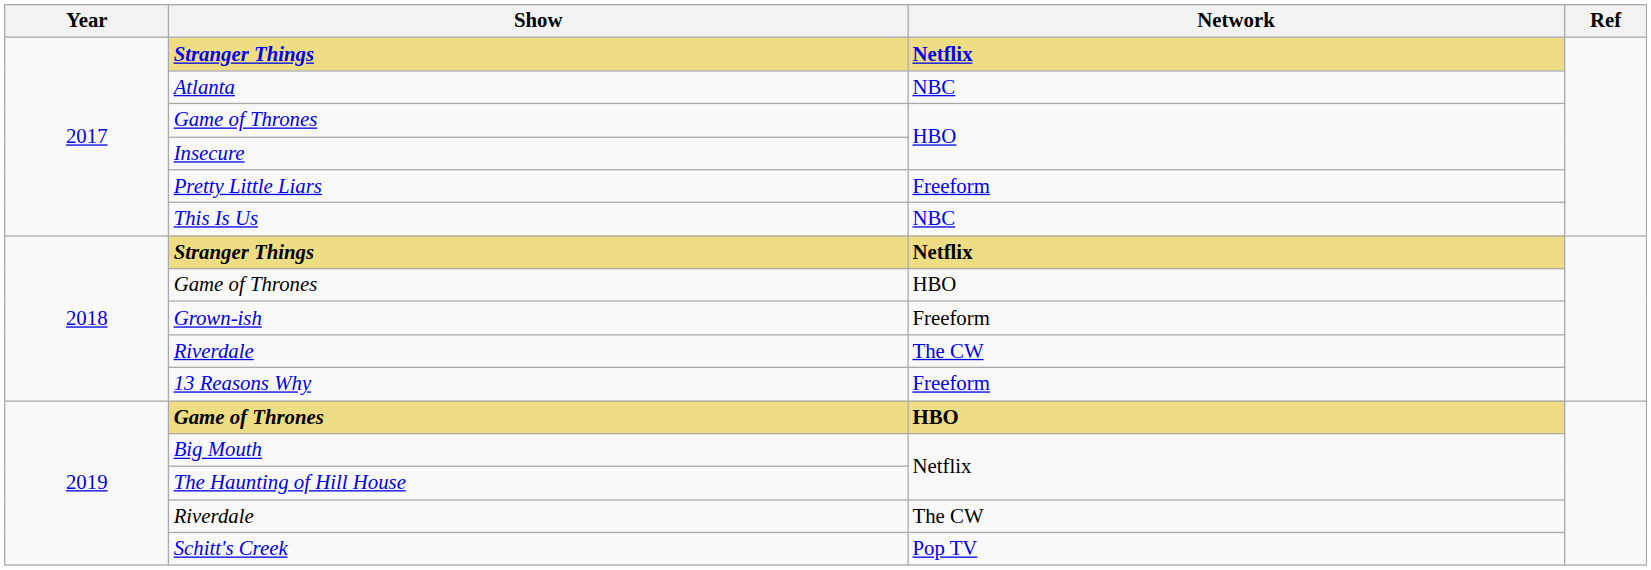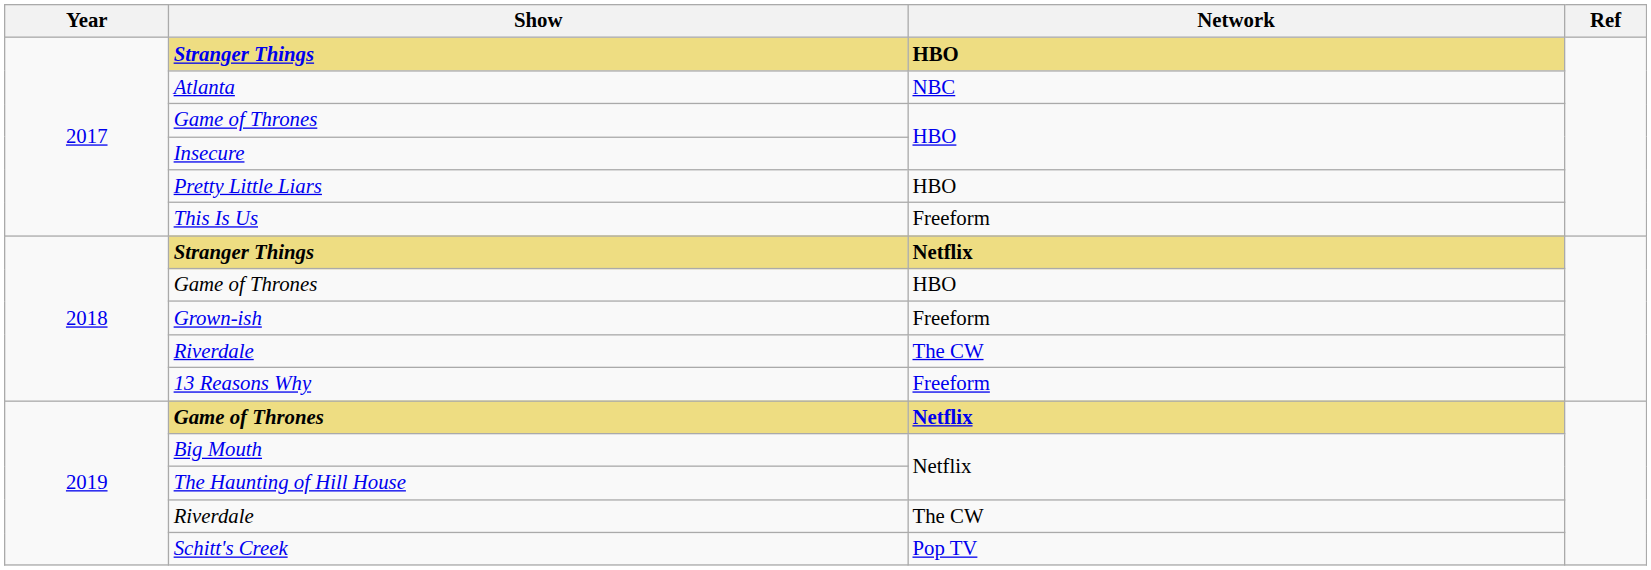(943, 53) Netflix -> (936, 53) HBO
(951, 185) Freeform -> (934, 185) HBO
(934, 218) NBC -> (951, 218) Freeform
(936, 416) HBO -> (943, 416) Netflix
